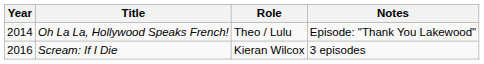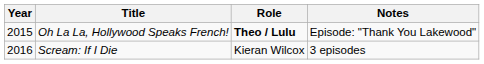(20, 31) 2014 -> (20, 31) 2015
(263, 31) normal -> (265, 31) bold
